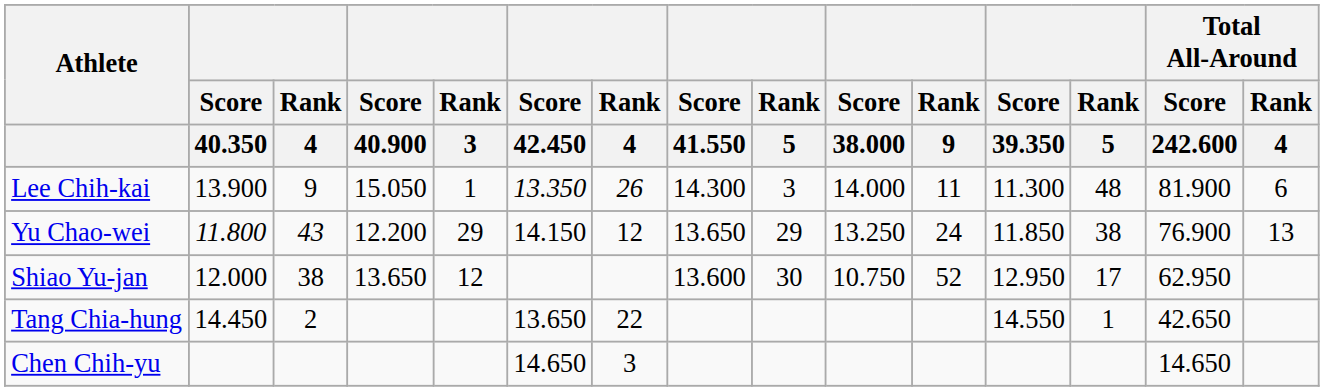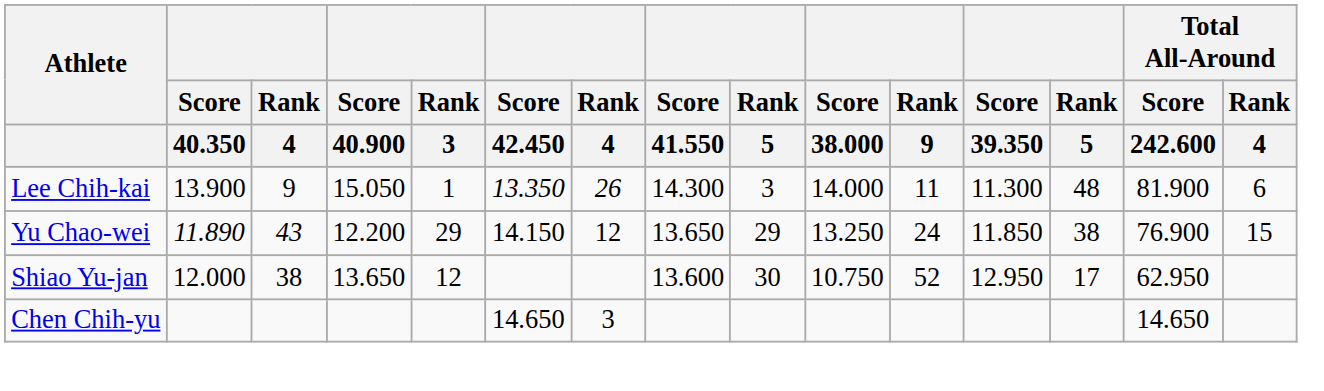(231, 232) 11.800 -> (209, 232) 11.890
(1281, 232) 13 -> (1259, 232) 15
- row: (97, 320)
